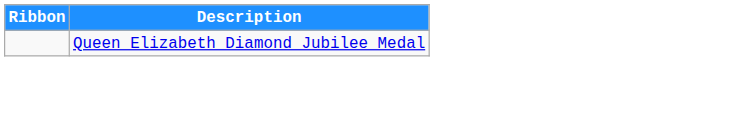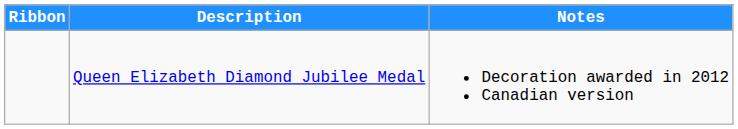+ column: (581, 18)
